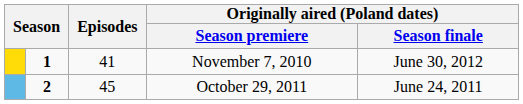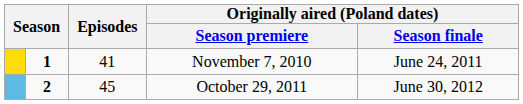(438, 61) June 30, 2012 -> (438, 61) June 24, 2011
(438, 86) June 24, 2011 -> (438, 86) June 30, 2012
